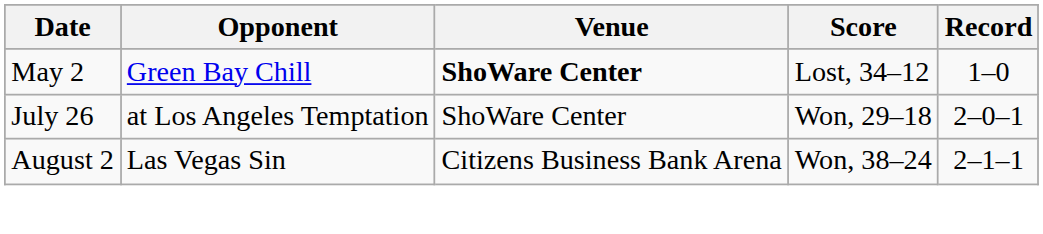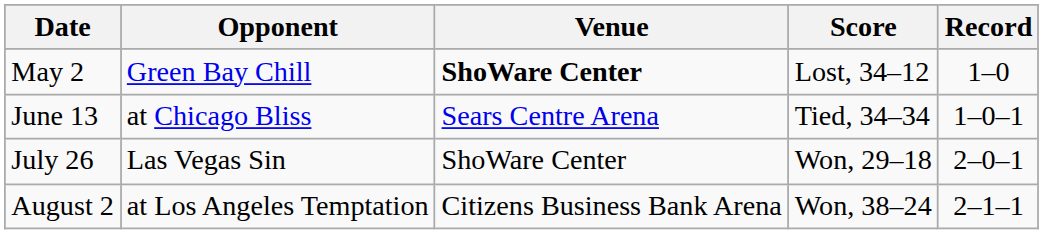+ row: (55, 116)
(278, 116) at Los Angeles Temptation -> (206, 160) Las Vegas Sin
(206, 160) Las Vegas Sin -> (278, 205) at Los Angeles Temptation
